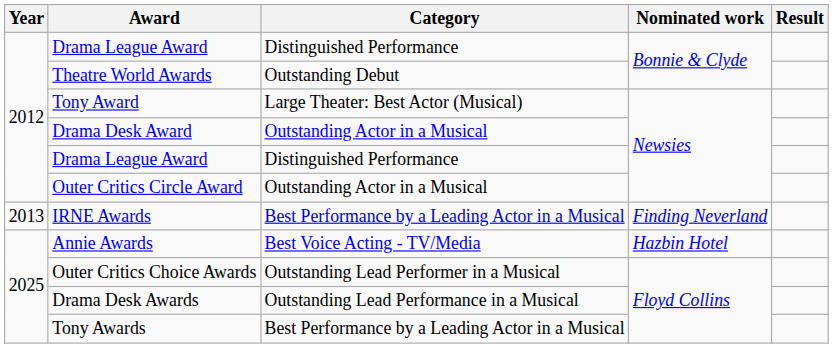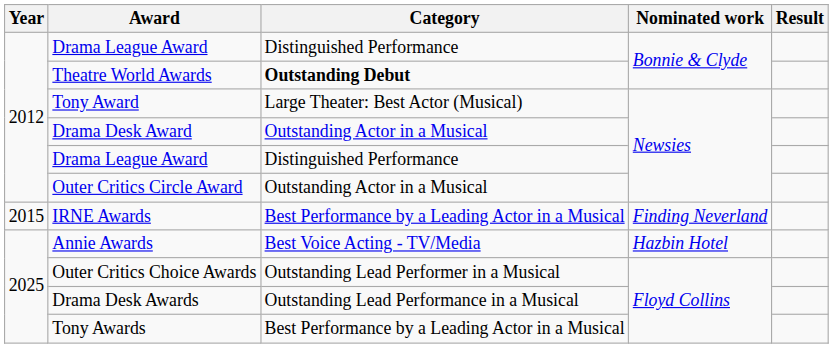(332, 74) normal -> (337, 74) bold
(26, 215) 2013 -> (26, 215) 2015
